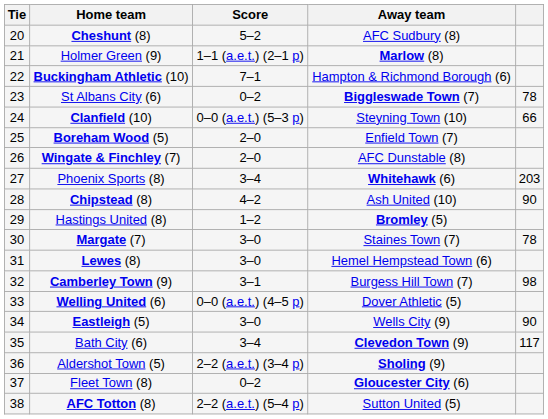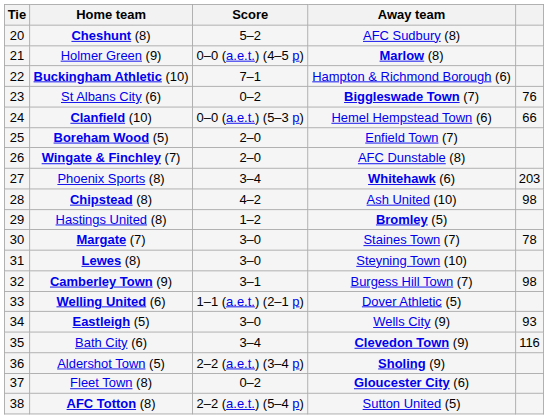(250, 56) 1–1 (a.e.t.) (2–1 p) -> (250, 56) 0–0 (a.e.t.) (4–5 p)
(529, 97) 78 -> (529, 97) 76
(412, 117) Steyning Town (10) -> (412, 117) Hemel Hempstead Town (6)
(529, 199) 90 -> (529, 199) 98
(412, 261) Hemel Hempstead Town (6) -> (412, 261) Steyning Town (10)
(250, 302) 0–0 (a.e.t.) (4–5 p) -> (250, 302) 1–1 (a.e.t.) (2–1 p)
(529, 322) 90 -> (529, 322) 93
(529, 343) 117 -> (529, 343) 116
